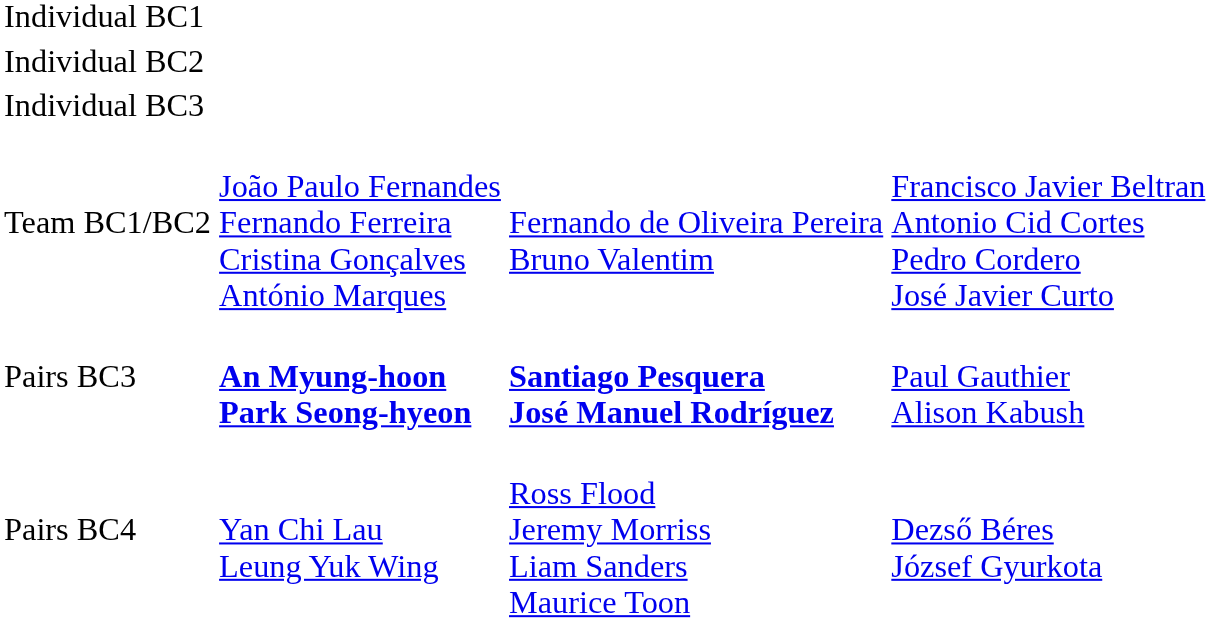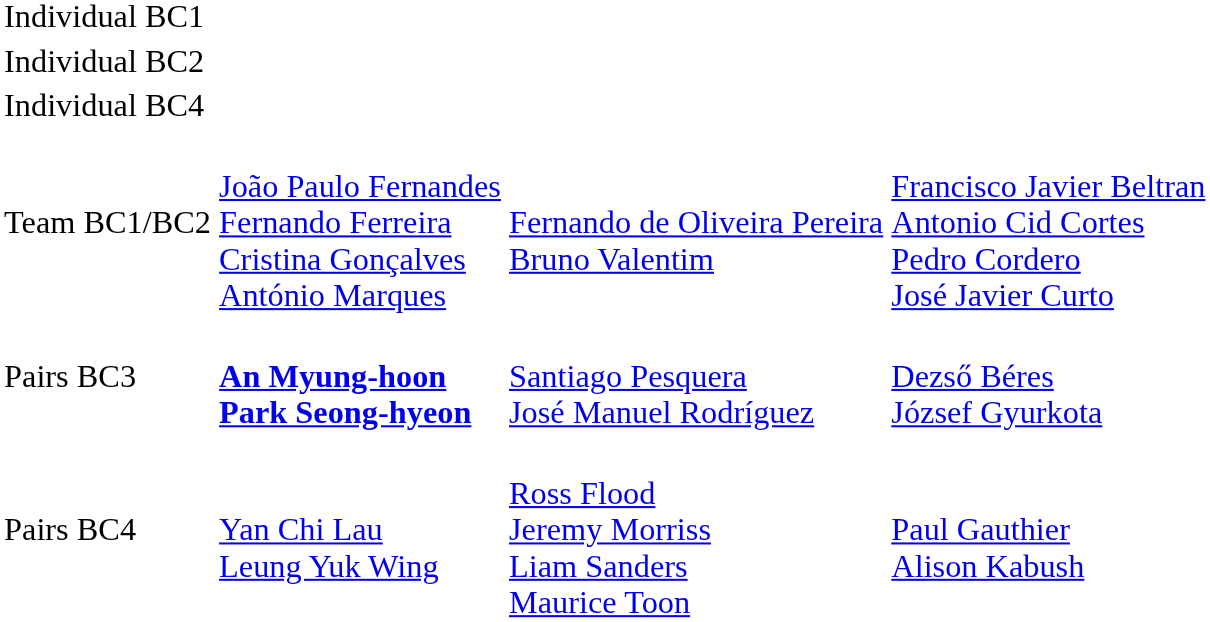- row: (104, 105)
+ row: (104, 105)
(671, 394) bold -> (662, 394) normal
(988, 394) Paul Gauthier Alison Kabush -> (997, 394) Dezső Béres József Gyurkota
(997, 547) Dezső Béres József Gyurkota -> (988, 547) Paul Gauthier Alison Kabush
